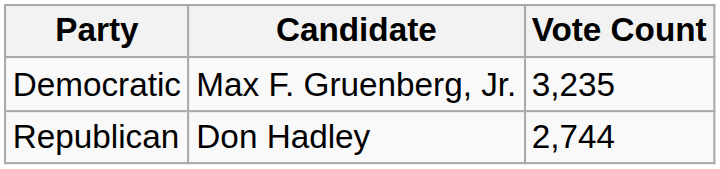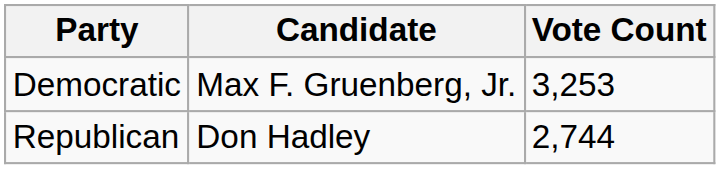(573, 83) 3,235 -> (573, 83) 3,253
